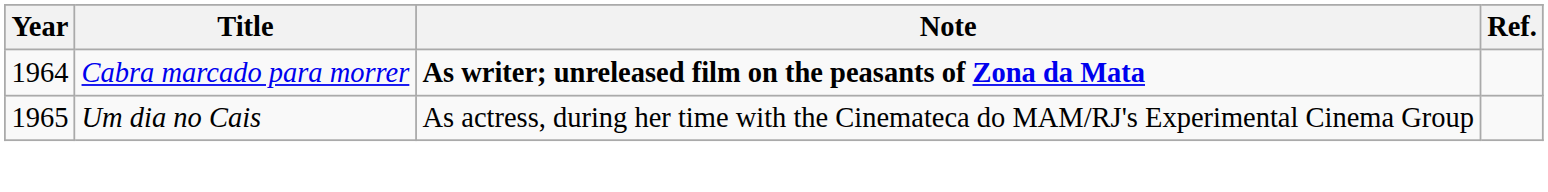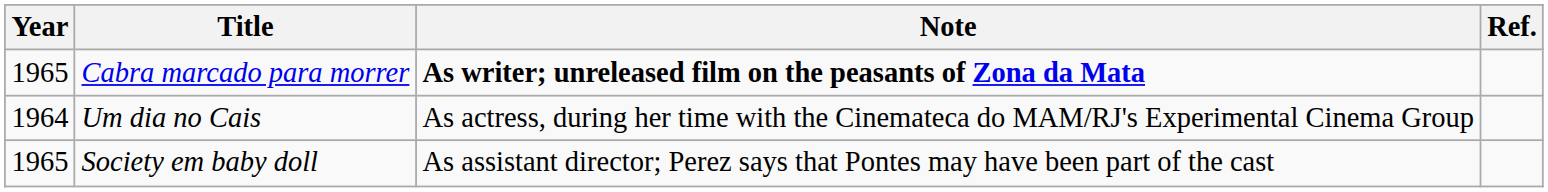(40, 72) 1964 -> (40, 72) 1965
(40, 117) 1965 -> (40, 117) 1964
+ row: (200, 162)
